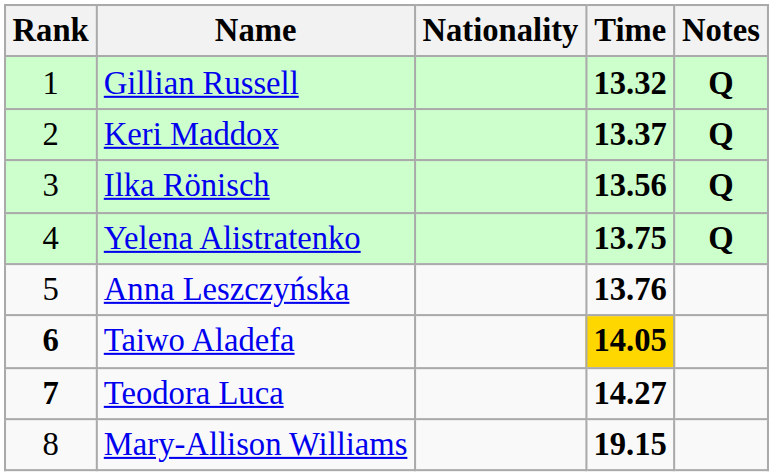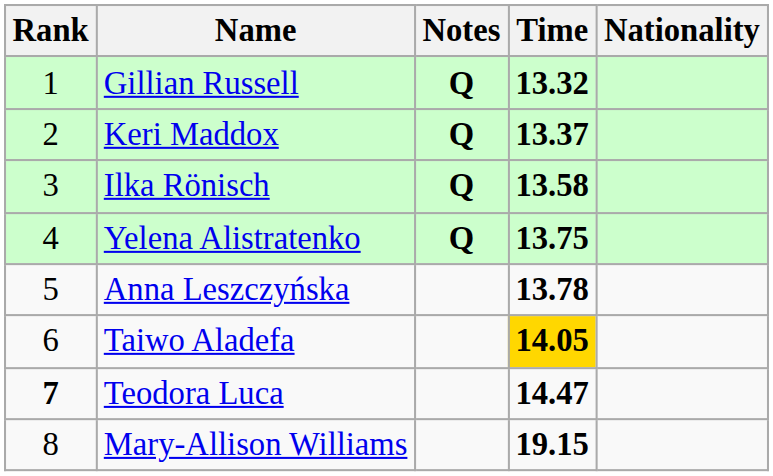columns swapped: (500, 30) <-> (721, 30)
(630, 185) 13.56 -> (552, 185) 13.58
(630, 289) 13.76 -> (552, 289) 13.78
(51, 340) bold -> (51, 340) normal
(630, 392) 14.27 -> (552, 392) 14.47
